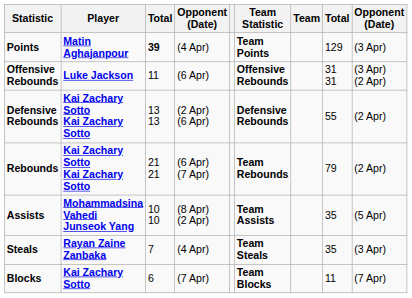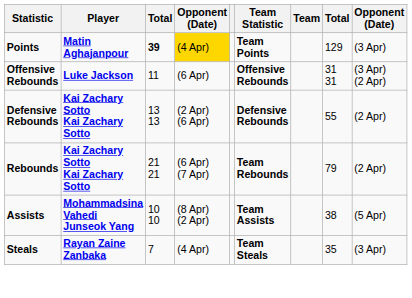(193, 47) no background -> (193, 47) gold background
(331, 215) 35 -> (331, 215) 38
- row: (24, 278)
